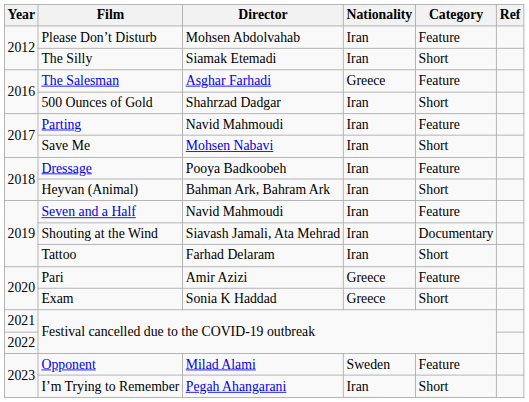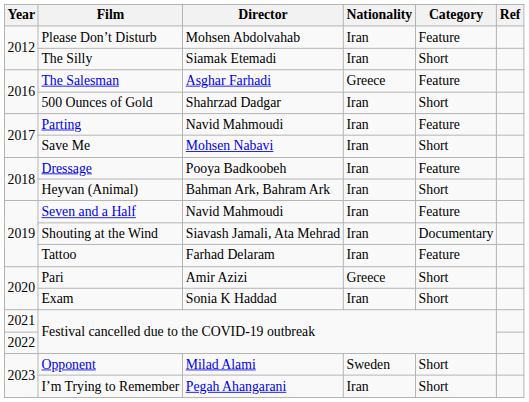(434, 255) Short -> (439, 255) Feature
(439, 277) Feature -> (434, 277) Short
(366, 299) Greece -> (358, 299) Iran
(439, 364) Feature -> (434, 364) Short
